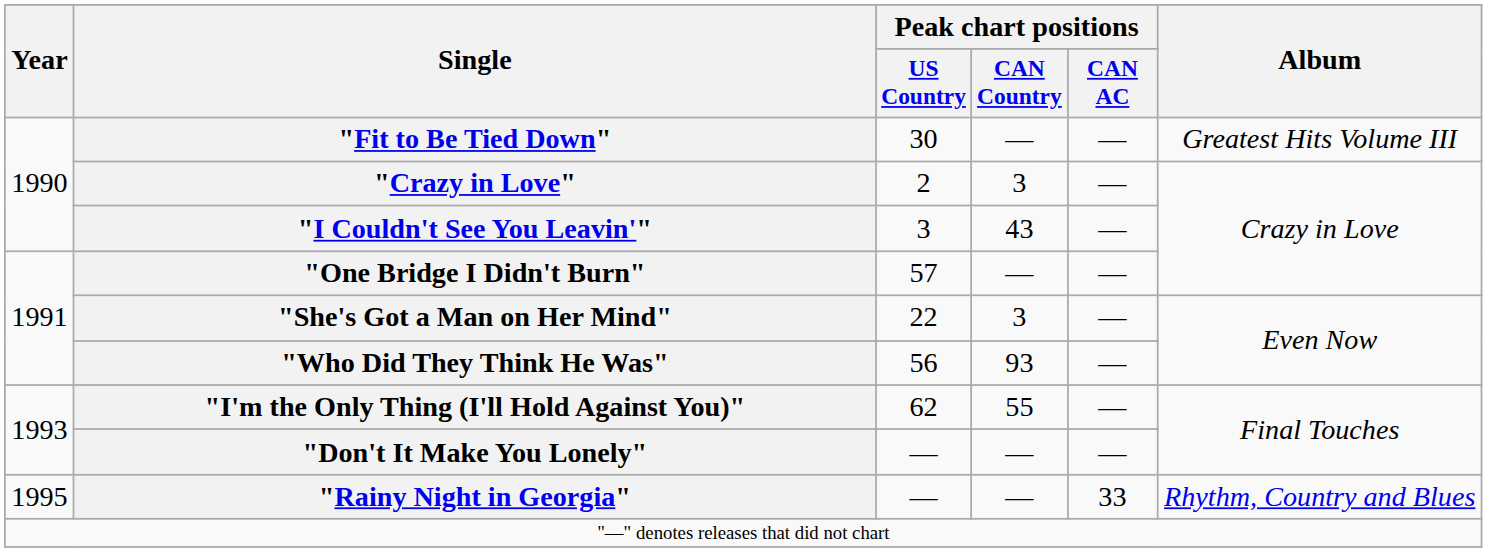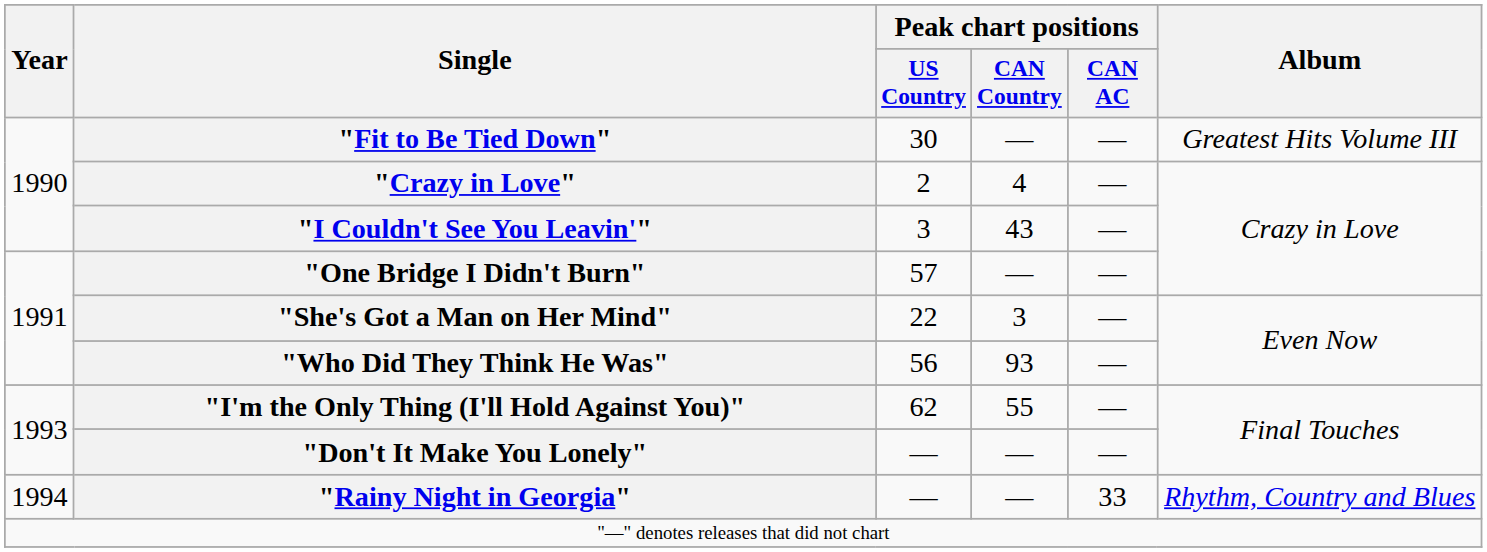(1019, 183) 3 -> (1019, 183) 4
(40, 496) 1995 -> (40, 496) 1994
